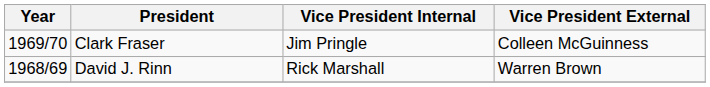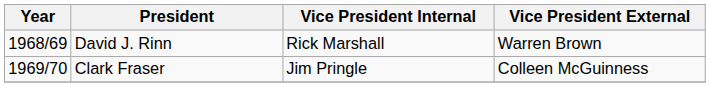rows swapped: (123, 69) <-> (120, 43)
